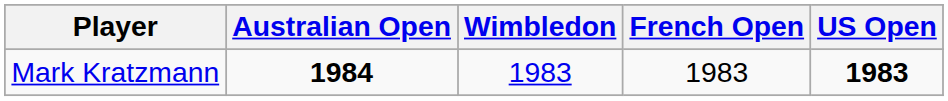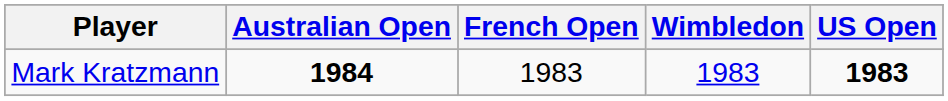columns swapped: (717, 26) <-> (540, 26)
